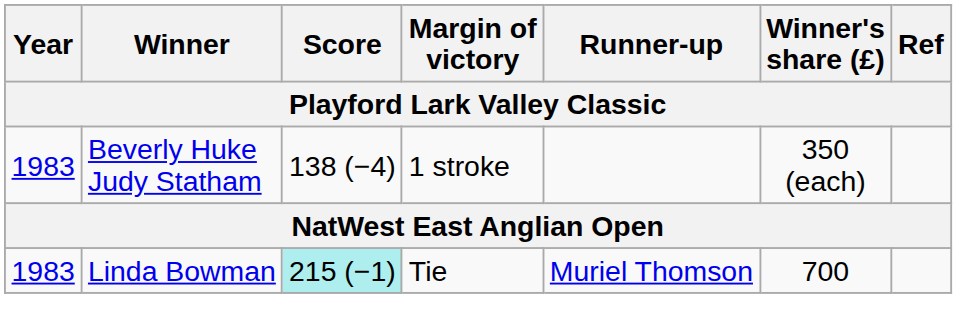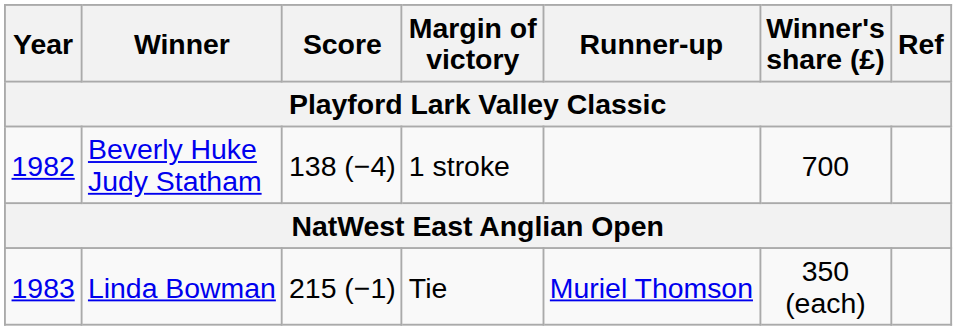(43, 165) 1983 -> (43, 165) 1982
(825, 165) 350 (each) -> (825, 165) 700
(342, 271) paleturquoise background -> (342, 287) no background
(825, 271) 700 -> (825, 287) 350 (each)
